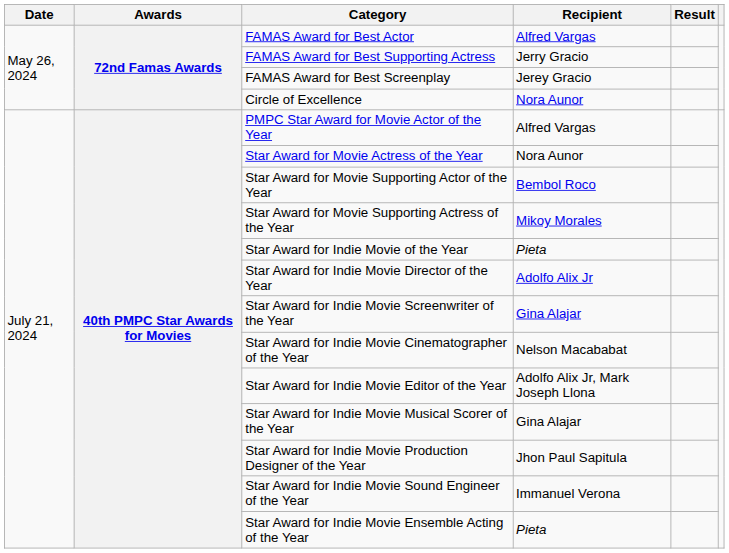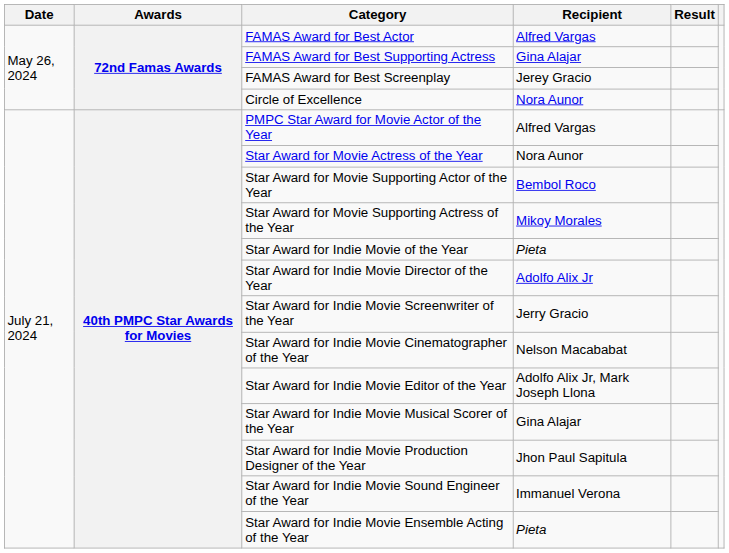(552, 57) Jerry Gracio -> (549, 57) Gina Alajar
(549, 313) Gina Alajar -> (552, 313) Jerry Gracio
